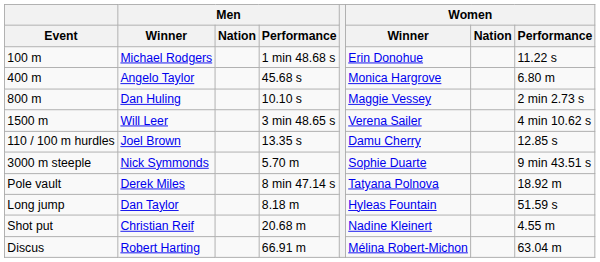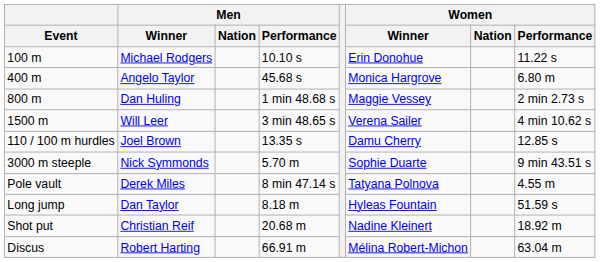(299, 57) 1 min 48.68 s -> (282, 57) 10.10 s
(282, 99) 10.10 s -> (299, 99) 1 min 48.68 s
(540, 183) 18.92 m -> (536, 183) 4.55 m
(536, 226) 4.55 m -> (540, 226) 18.92 m
